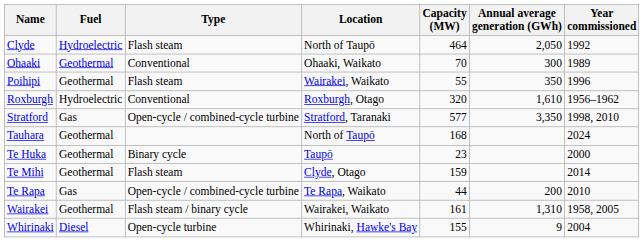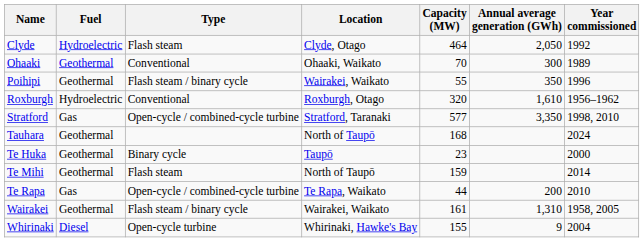(339, 44) North of Taupō -> (335, 44) Clyde, Otago
(155, 81) Flash steam -> (188, 81) Flash steam / binary cycle
(335, 172) Clyde, Otago -> (339, 172) North of Taupō
